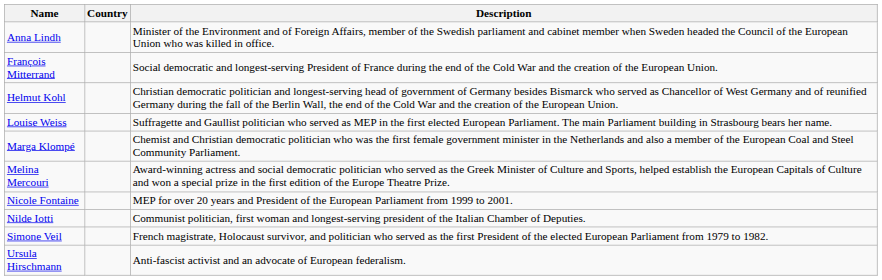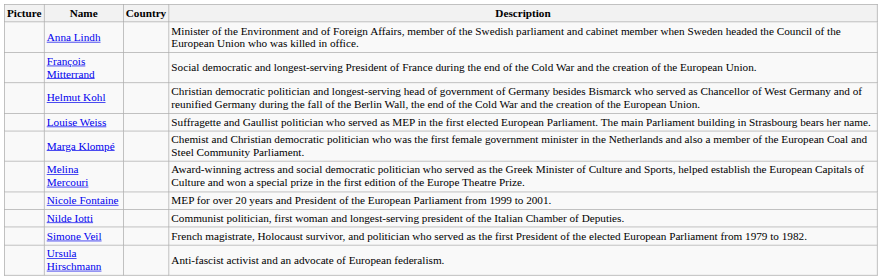+ column: (24, 13)
